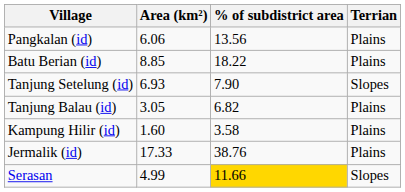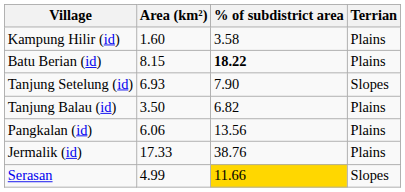rows swapped: (64, 130) <-> (50, 38)
(152, 61) 8.85 -> (152, 61) 8.15
(230, 61) normal -> (230, 61) bold
(152, 107) 3.05 -> (152, 107) 3.50
